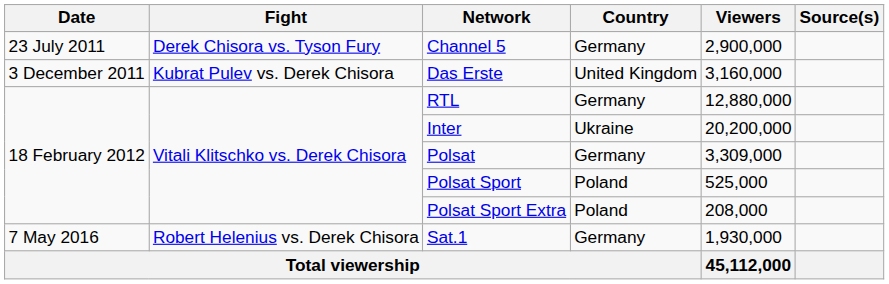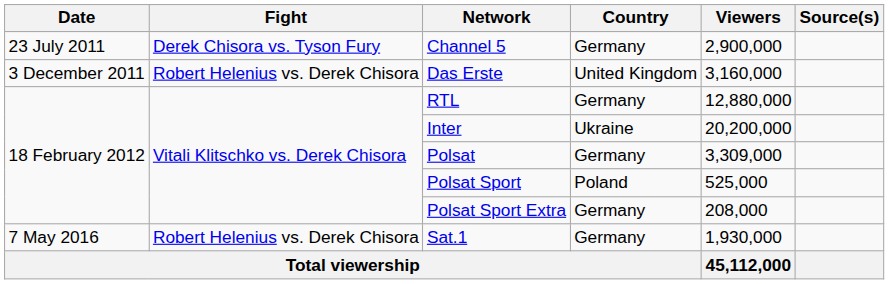(273, 73) Kubrat Pulev vs. Derek Chisora -> (286, 73) Robert Helenius vs. Derek Chisora
(601, 210) Poland -> (610, 210) Germany
